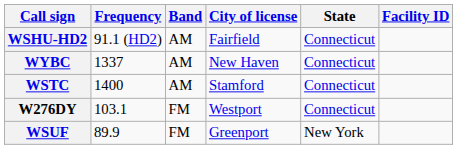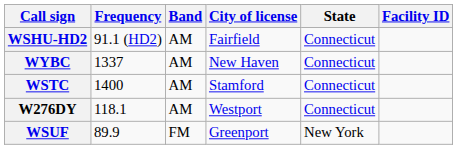(111, 109) 103.1 -> (110, 109) 118.1
(179, 109) FM -> (180, 109) AM
